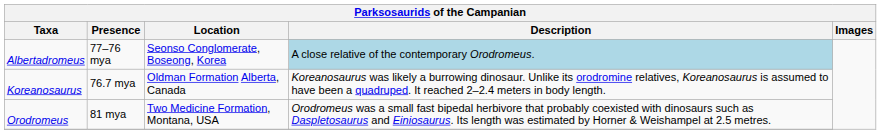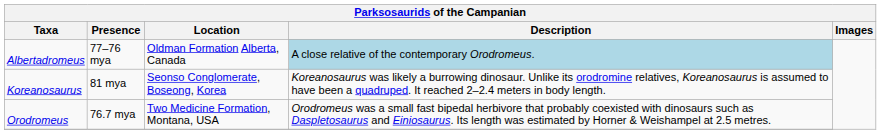(204, 54) Seonso Conglomerate, Boseong, Korea -> (213, 54) Oldman Formation Alberta, Canada
(113, 84) 76.7 mya -> (108, 84) 81 mya
(213, 84) Oldman Formation Alberta, Canada -> (204, 84) Seonso Conglomerate, Boseong, Korea
(108, 114) 81 mya -> (113, 114) 76.7 mya
